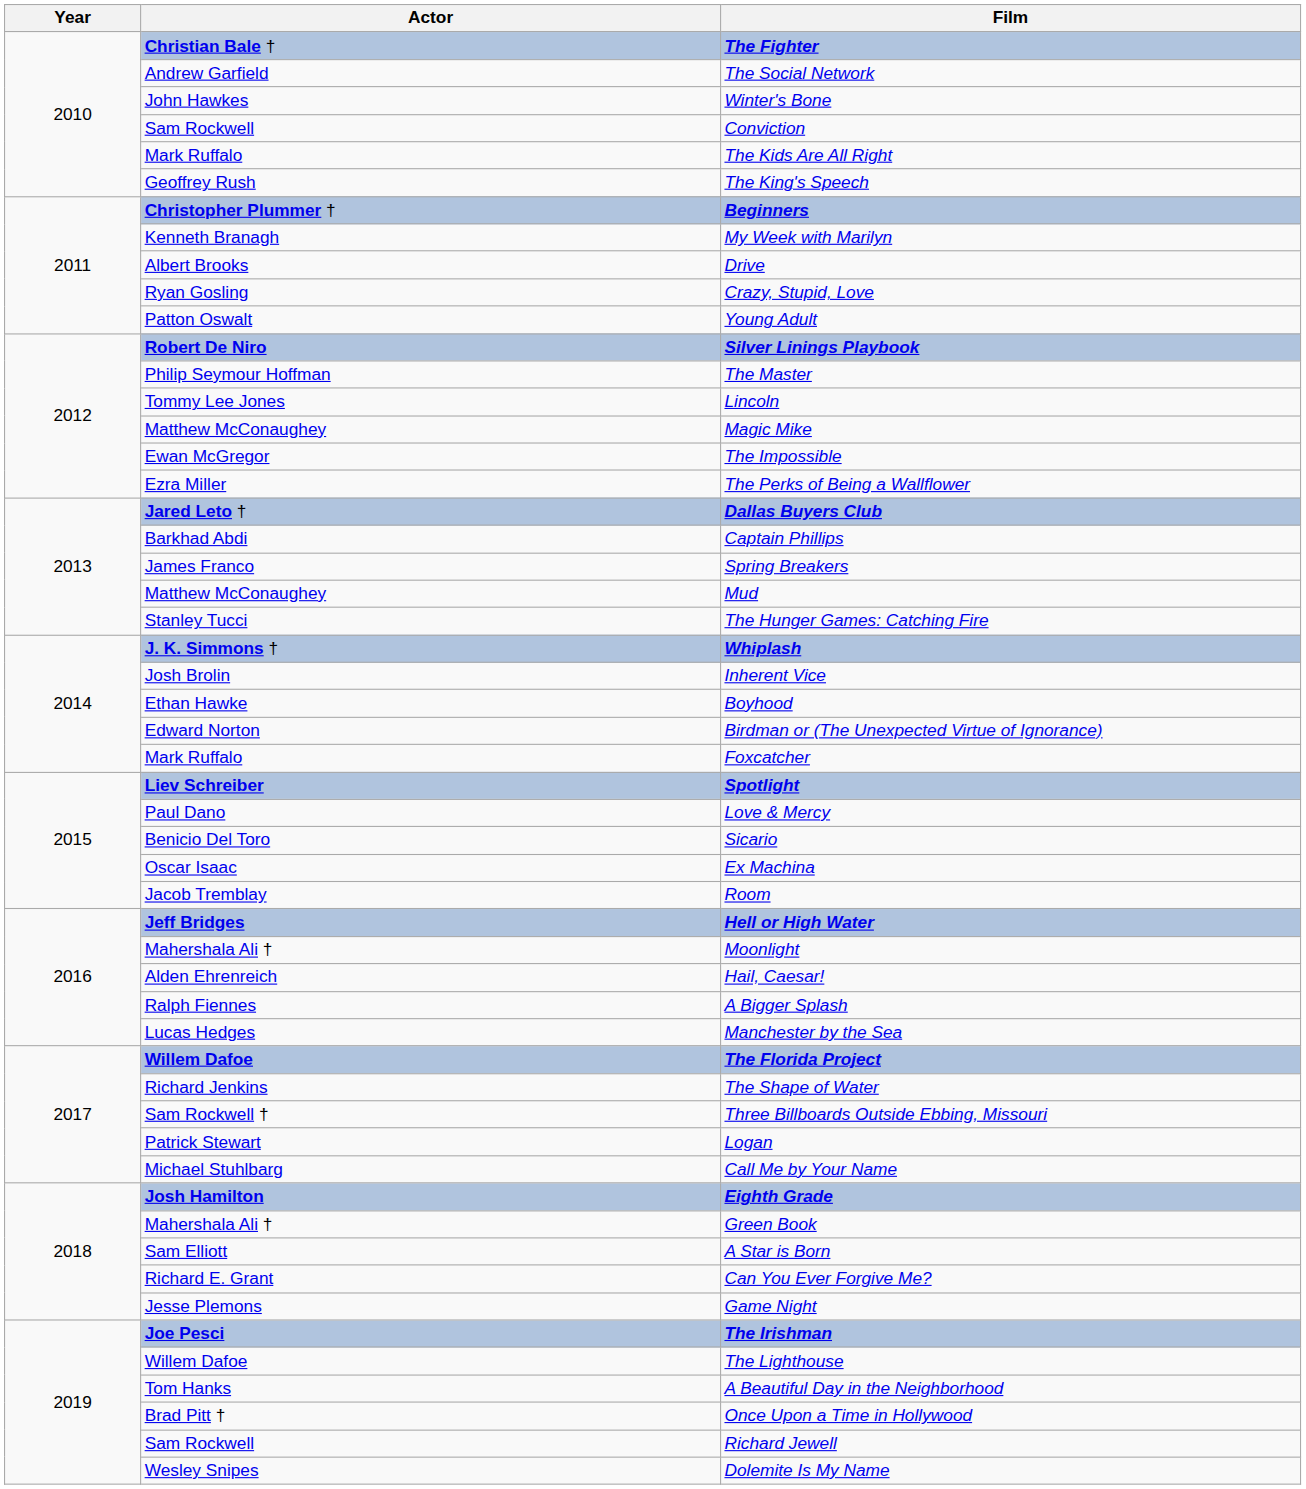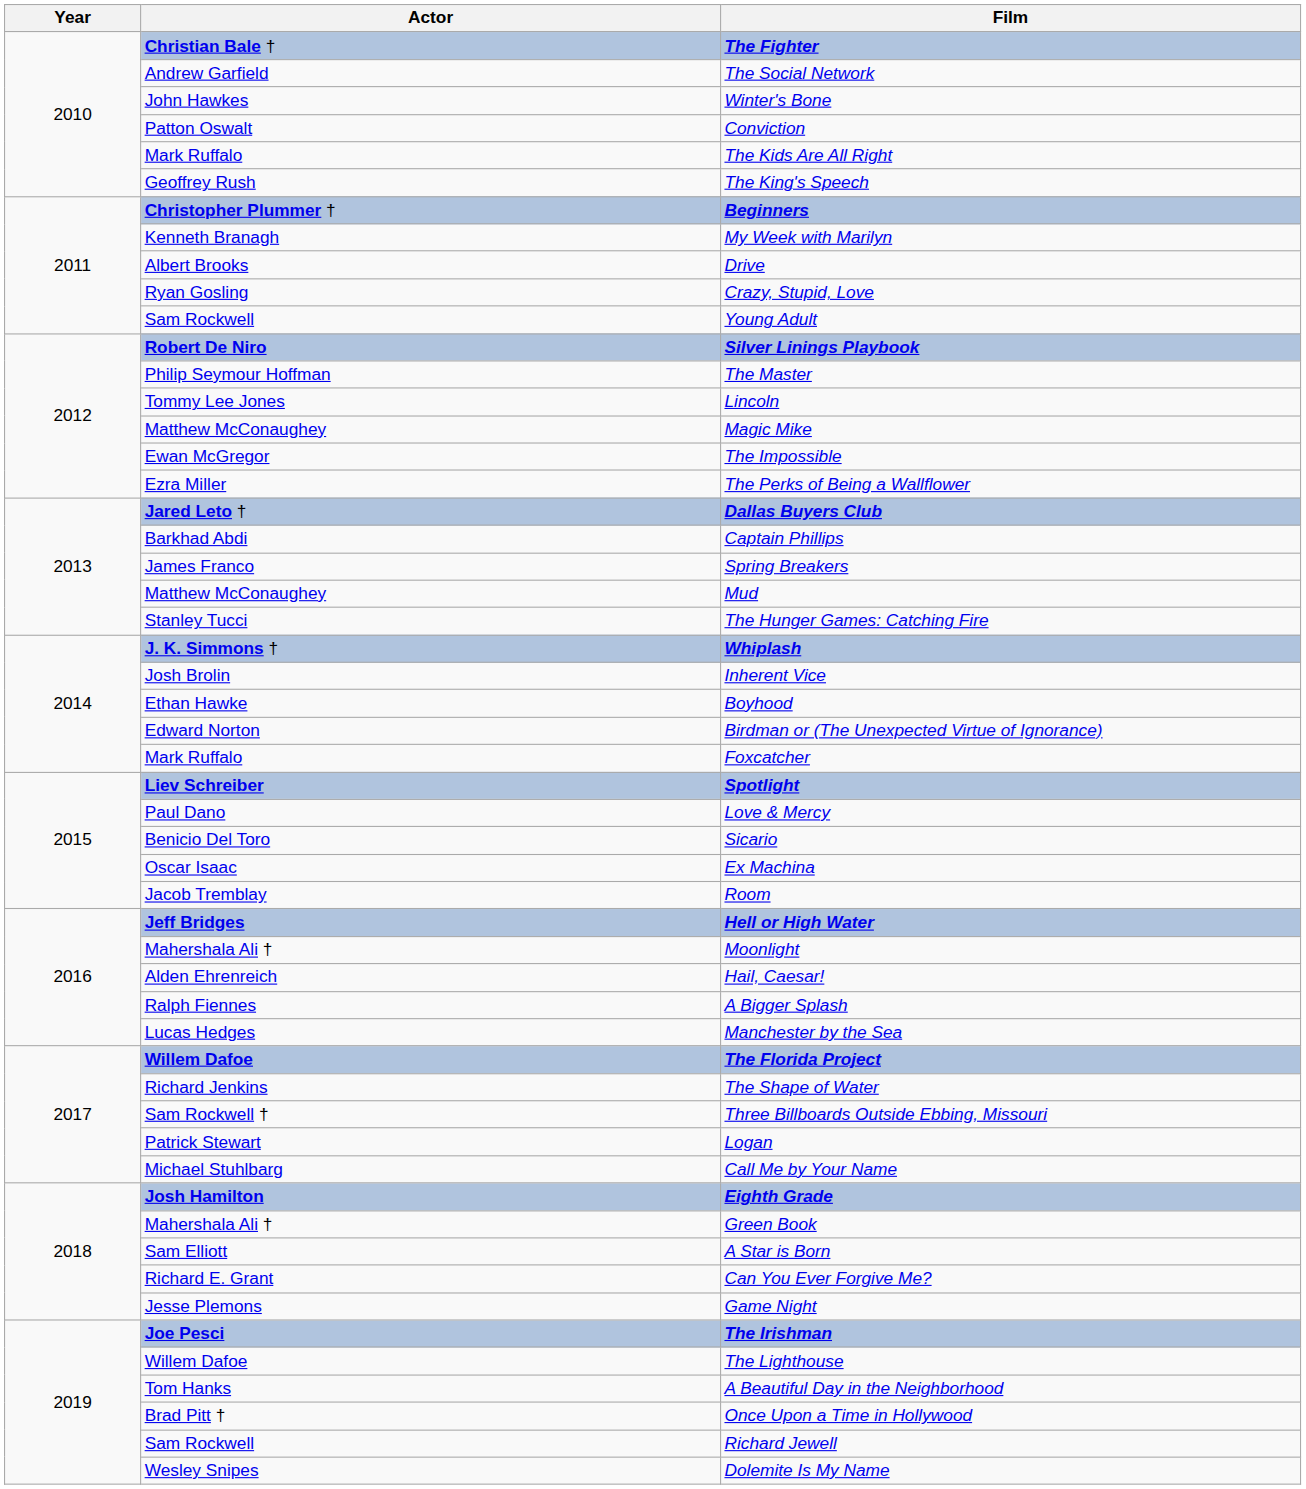(199, 127) Sam Rockwell -> (198, 127) Patton Oswalt
(198, 319) Patton Oswalt -> (199, 319) Sam Rockwell
